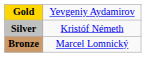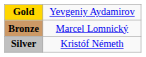rows swapped: (24, 28) <-> (24, 44)
